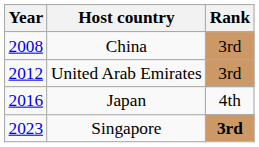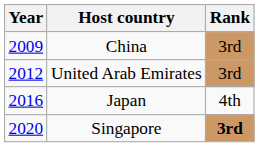(26, 45) 2008 -> (26, 45) 2009
(26, 127) 2023 -> (26, 127) 2020
